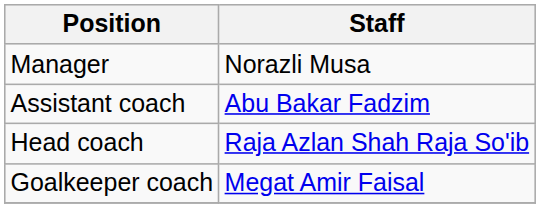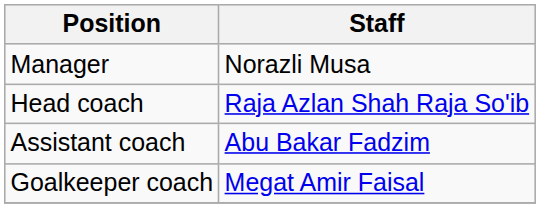rows swapped: (77, 143) <-> (98, 103)
